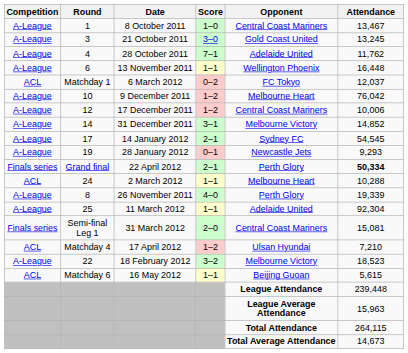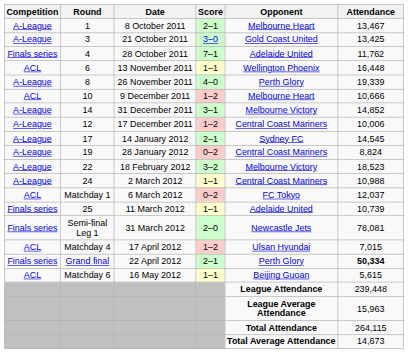(210, 26) 1–0 -> (210, 26) 2–1
(281, 26) Central Coast Mariners -> (281, 26) Melbourne Heart
(371, 40) 13,245 -> (371, 40) 13,425
(32, 54) A-League -> (32, 54) Finals series
(32, 68) A-League -> (32, 68) ACL
rows swapped: (87, 195) <-> (87, 82)
(32, 96) A-League -> (32, 96) ACL
(371, 96) 76,042 -> (371, 96) 10,666
rows swapped: (87, 110) <-> (87, 125)
(371, 139) 54,545 -> (371, 139) 14,545
(210, 153) 0–1 -> (210, 153) 0–2
(281, 153) Newcastle Jets -> (281, 153) Central Coast Mariners
(371, 153) 9,293 -> (371, 153) 8,824
rows swapped: (87, 261) <-> (87, 167)
(32, 181) ACL -> (32, 181) A-League
(281, 181) Melbourne Heart -> (281, 181) Central Coast Mariners
(371, 181) 10,288 -> (371, 181) 10,988
(32, 209) A-League -> (32, 209) Finals series
(371, 209) 92,304 -> (371, 209) 10,739
(281, 228) Central Coast Mariners -> (281, 228) Newcastle Jets
(371, 228) 15,081 -> (371, 228) 78,081
(371, 247) 7,210 -> (371, 247) 7,015
